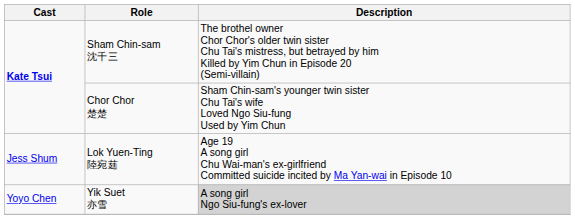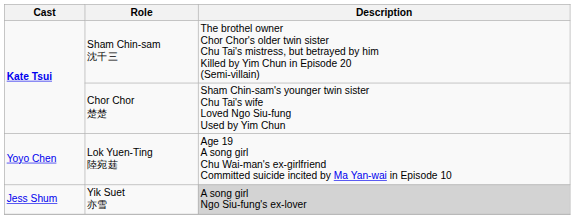(32, 159) Jess Shum -> (32, 159) Yoyo Chen
(32, 199) Yoyo Chen -> (32, 199) Jess Shum
